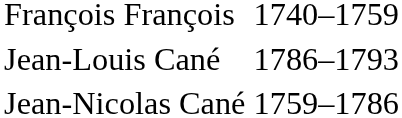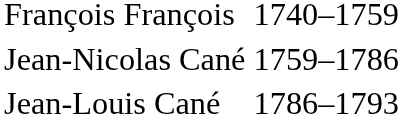rows swapped: (125, 103) <-> (112, 59)
